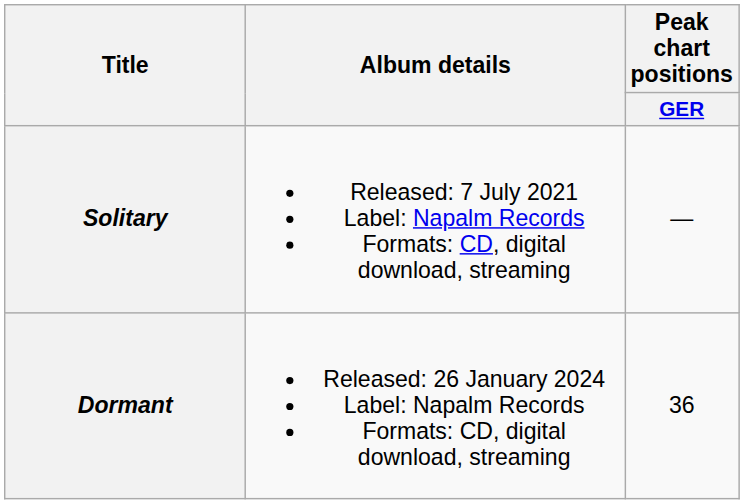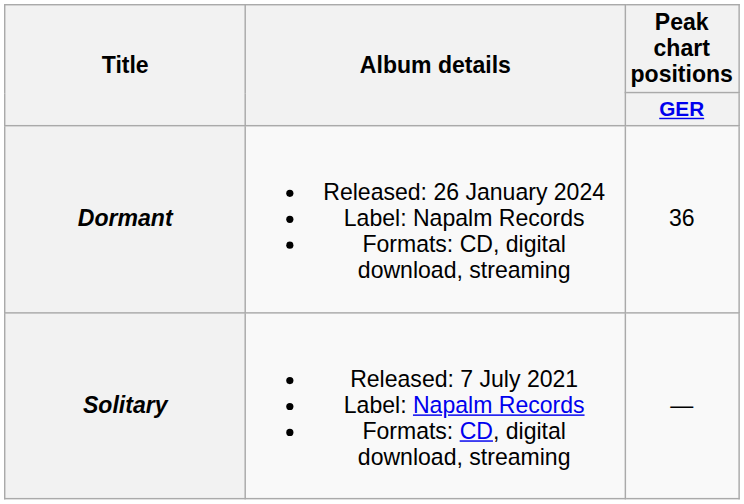rows swapped: (125, 218) <-> (125, 405)
